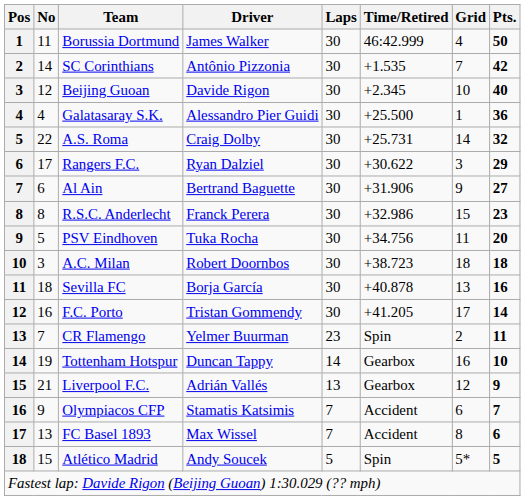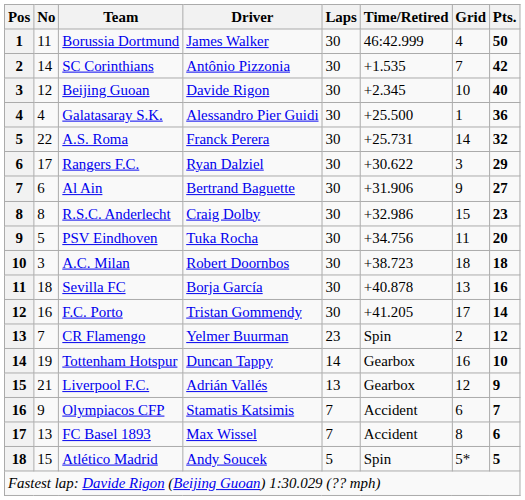(223, 139) Craig Dolby -> (228, 139) Franck Perera
(228, 213) Franck Perera -> (223, 213) Craig Dolby
(500, 336) 11 -> (500, 336) 12
